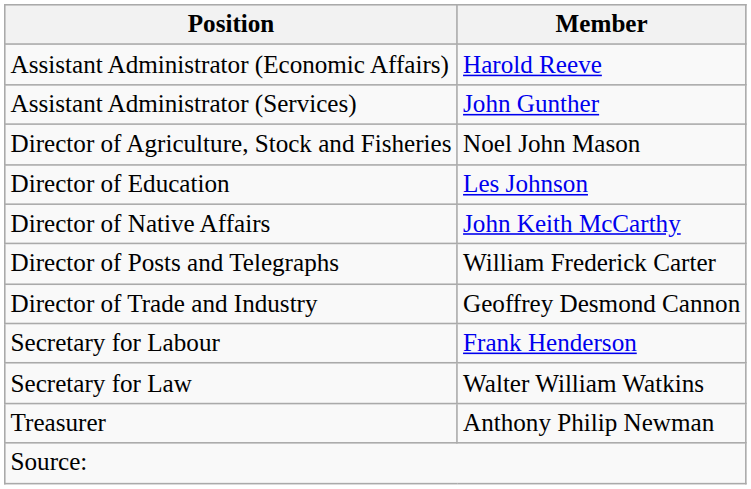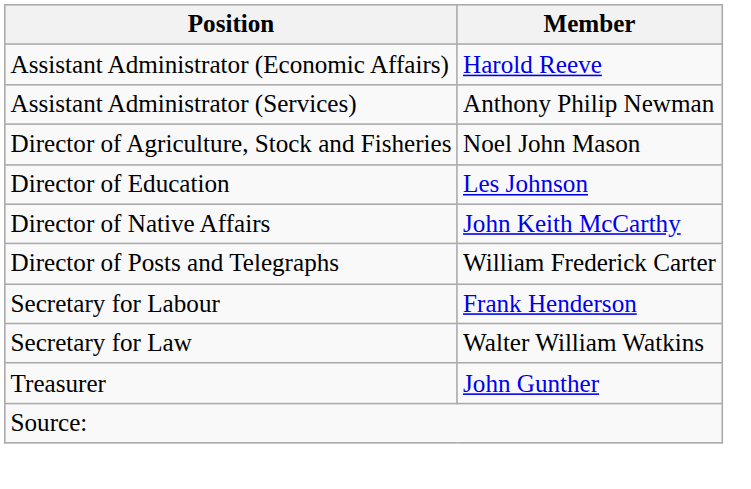(531, 104) John Gunther -> (589, 104) Anthony Philip Newman
- row: (164, 303)
(589, 422) Anthony Philip Newman -> (531, 382) John Gunther
